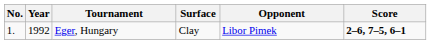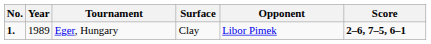(11, 30) normal -> (11, 30) bold
(39, 30) 1992 -> (39, 30) 1989
